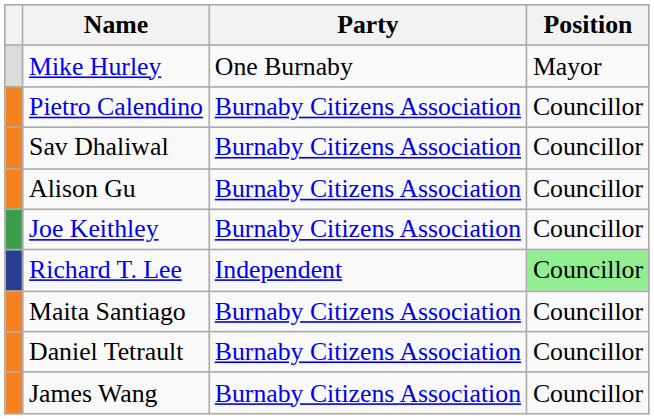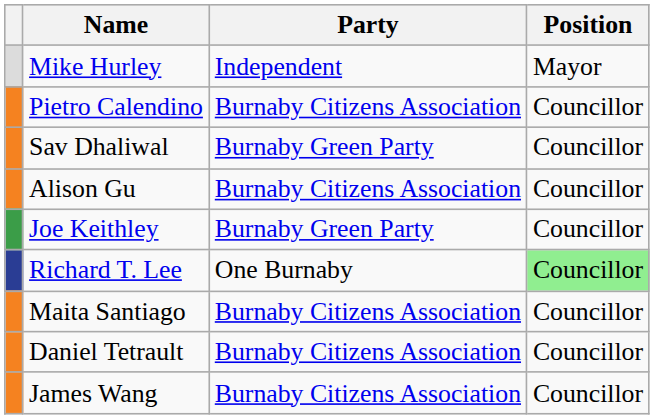(284, 65) One Burnaby -> (278, 65) Independent
(368, 147) Burnaby Citizens Association -> (324, 147) Burnaby Green Party
(368, 229) Burnaby Citizens Association -> (324, 229) Burnaby Green Party
(278, 270) Independent -> (284, 270) One Burnaby
